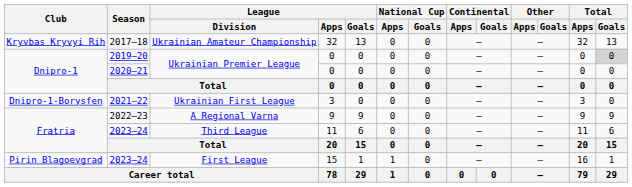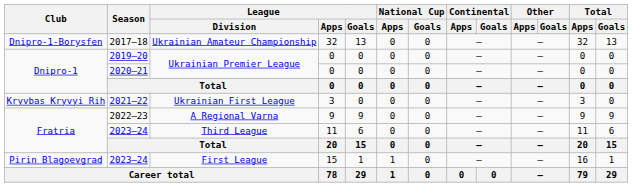(56, 41) Kryvbas Kryvyi Rih -> (56, 41) Dnipro-1-Borysfen
(611, 56) lightgrey background -> (611, 56) no background
(56, 101) Dnipro-1-Borysfen -> (56, 101) Kryvbas Kryvyi Rih
